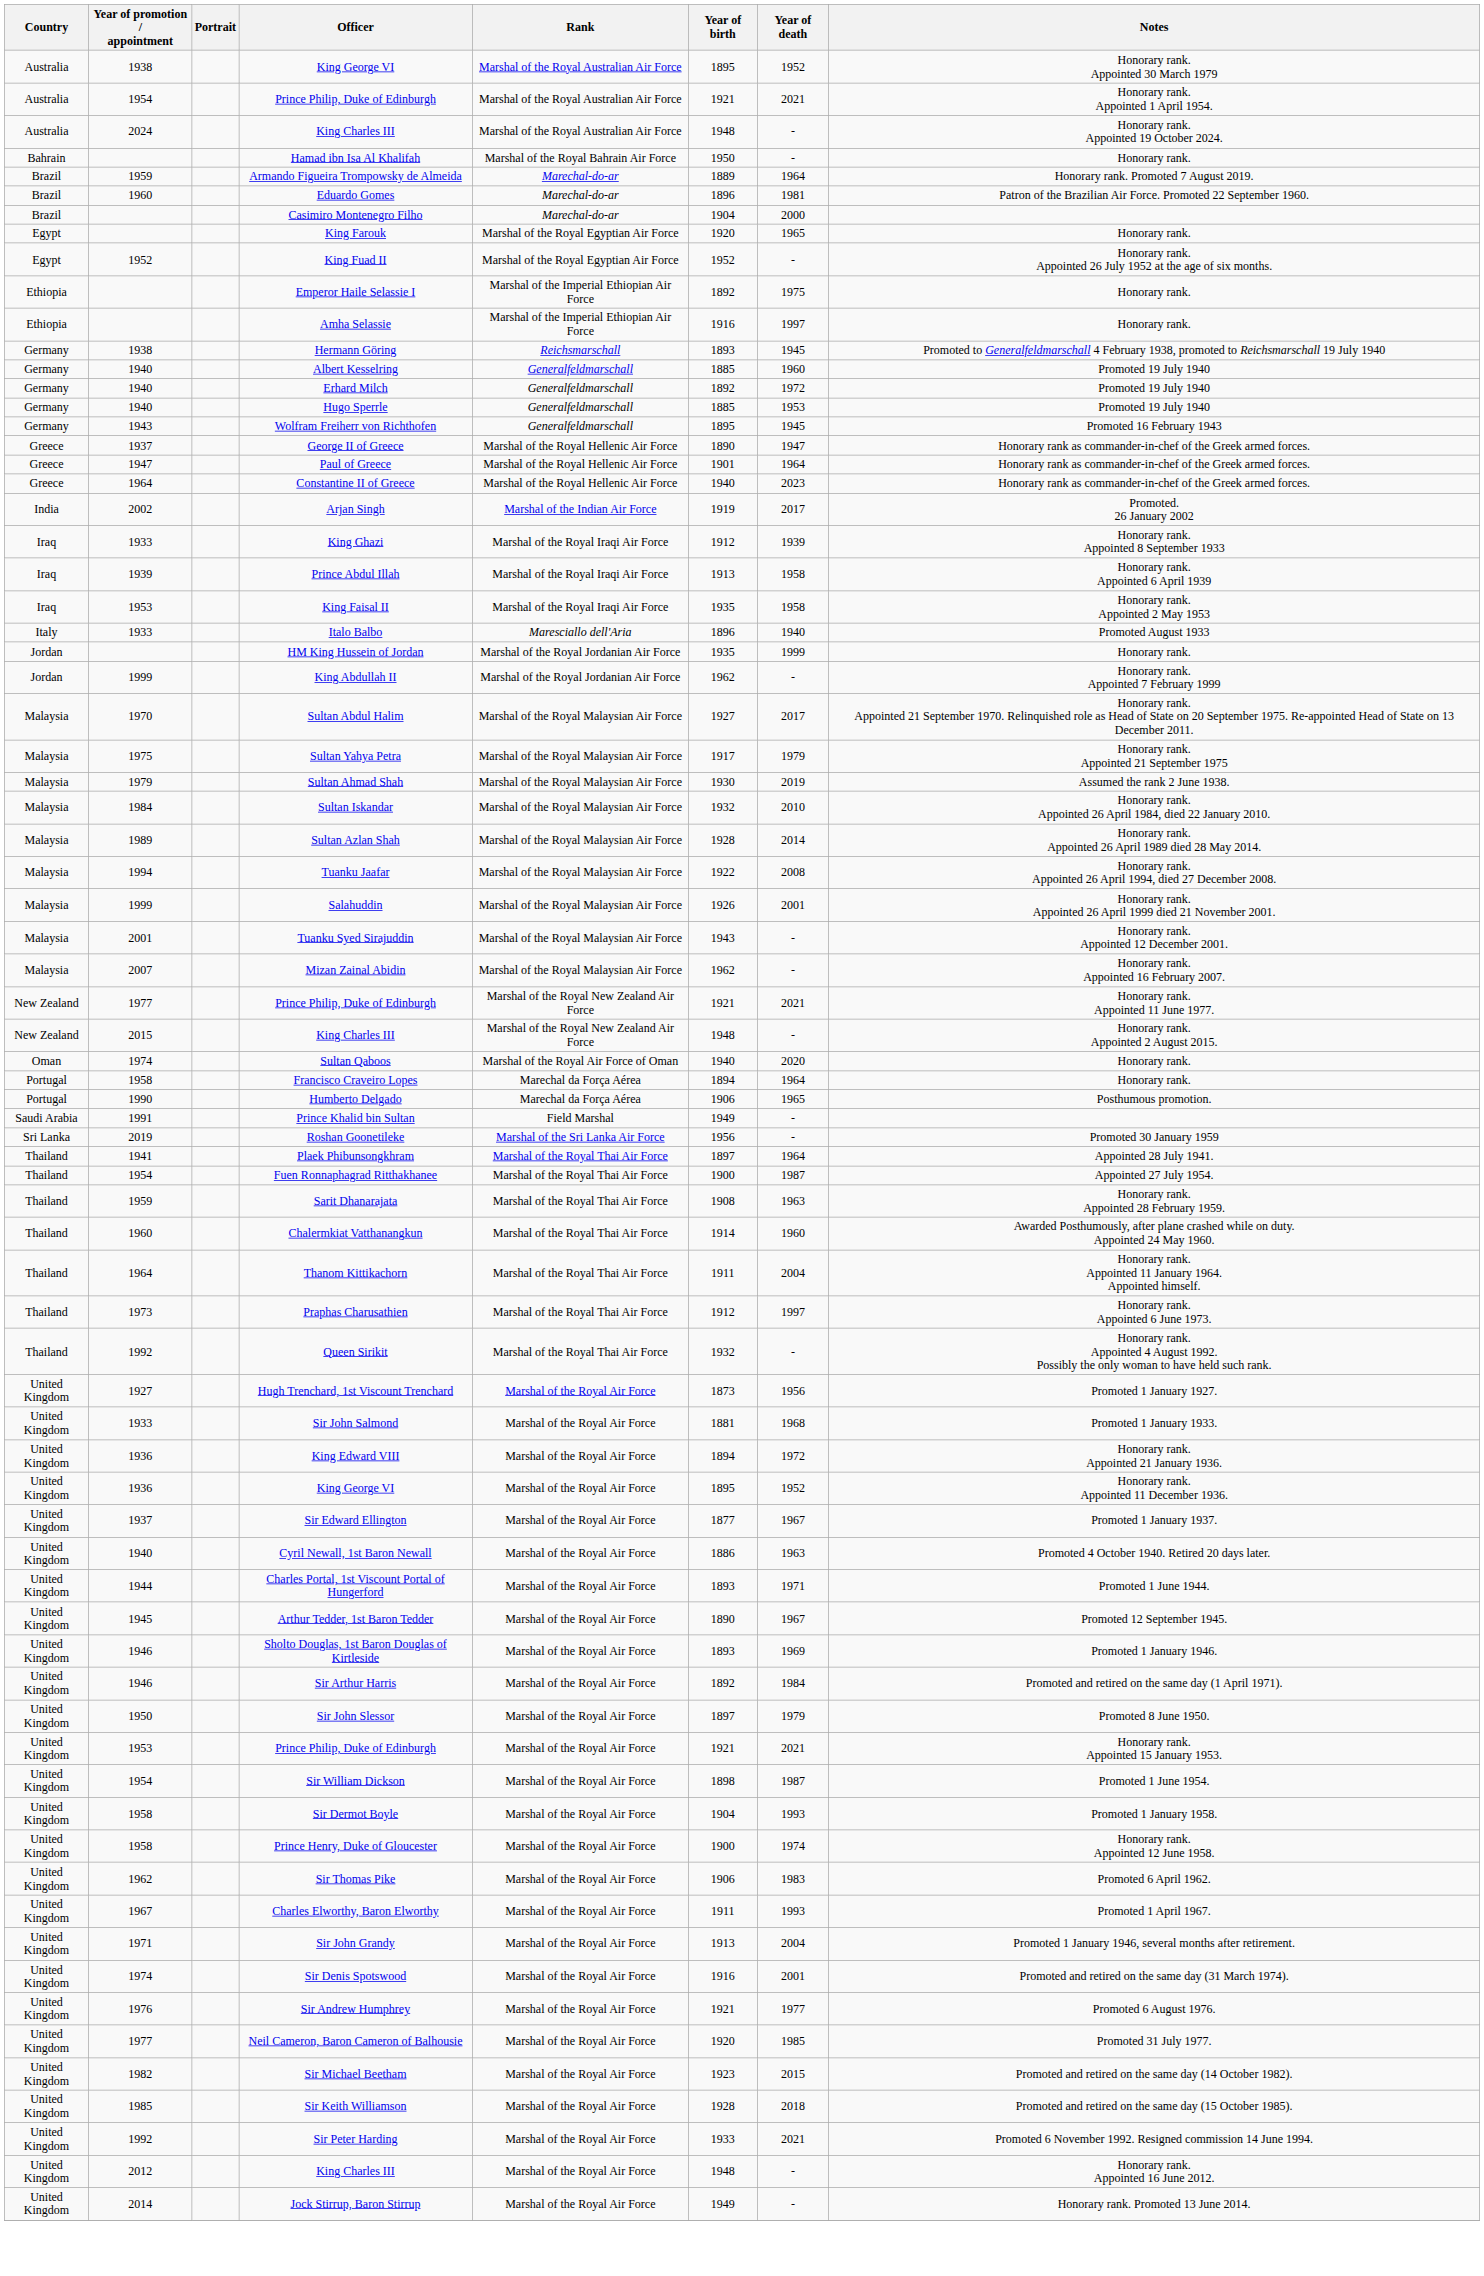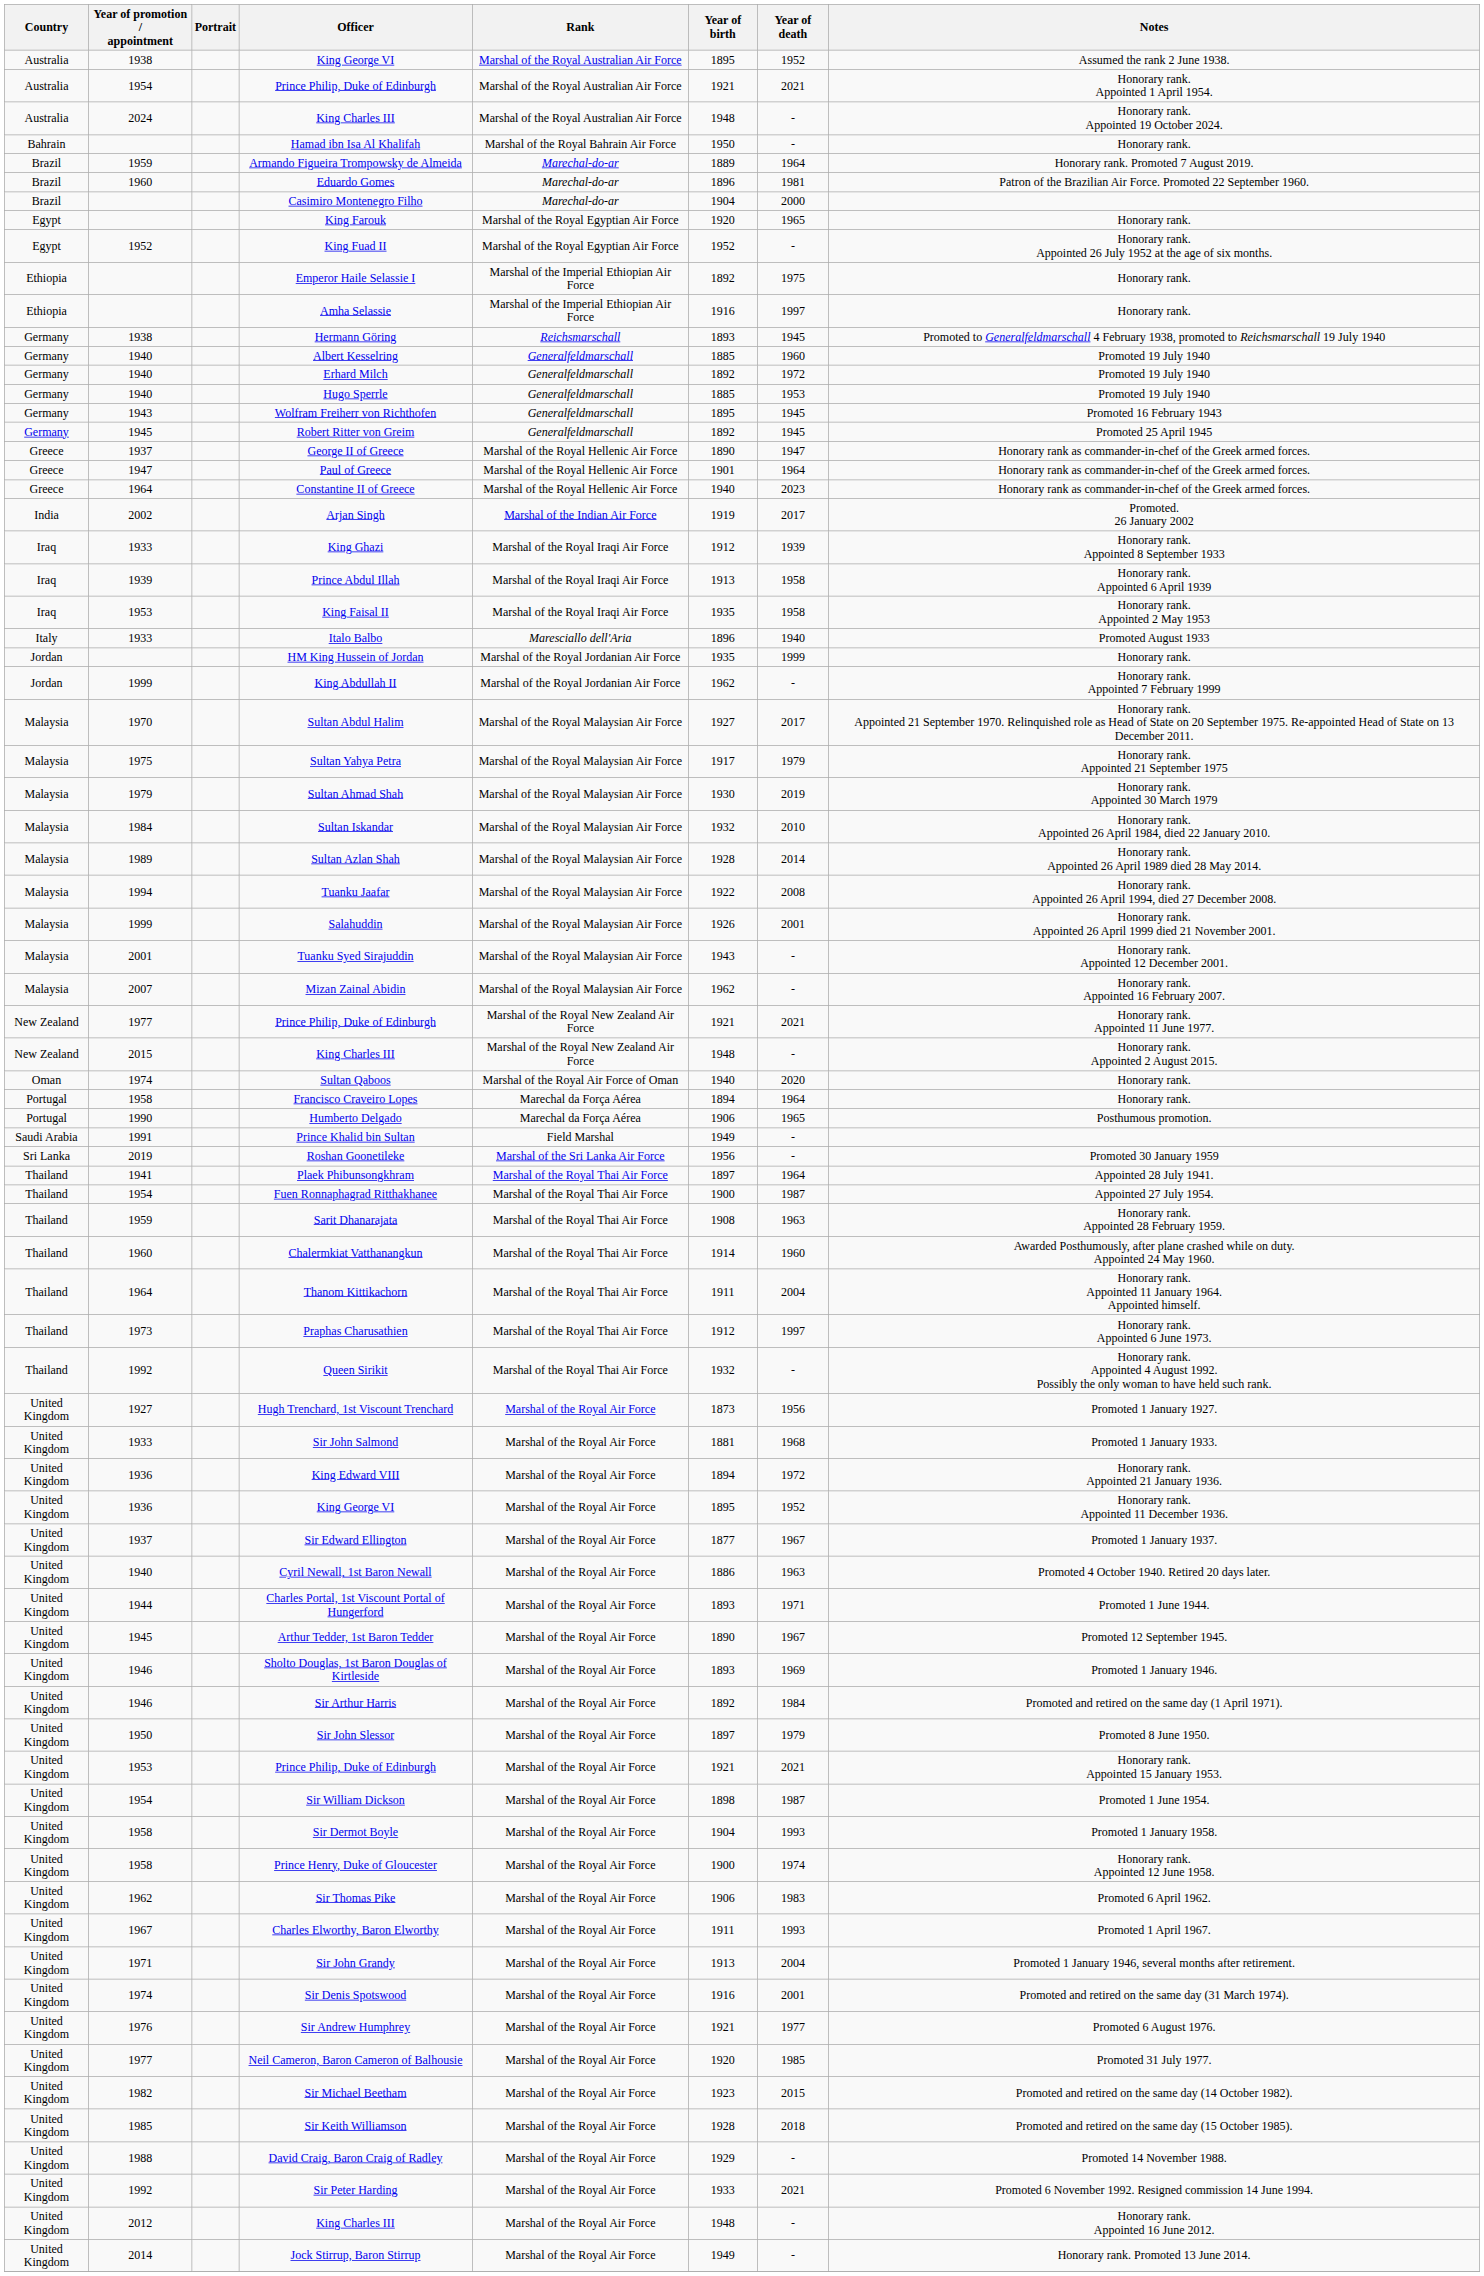(1154, 66) Honorary rank. Appointed 30 March 1979 -> (1154, 60) Assumed the rank 2 June 1938.
+ row: (140, 432)
(1154, 781) Assumed the rank 2 June 1938. -> (1154, 794) Honorary rank. Appointed 30 March 1979
+ row: (140, 2158)
